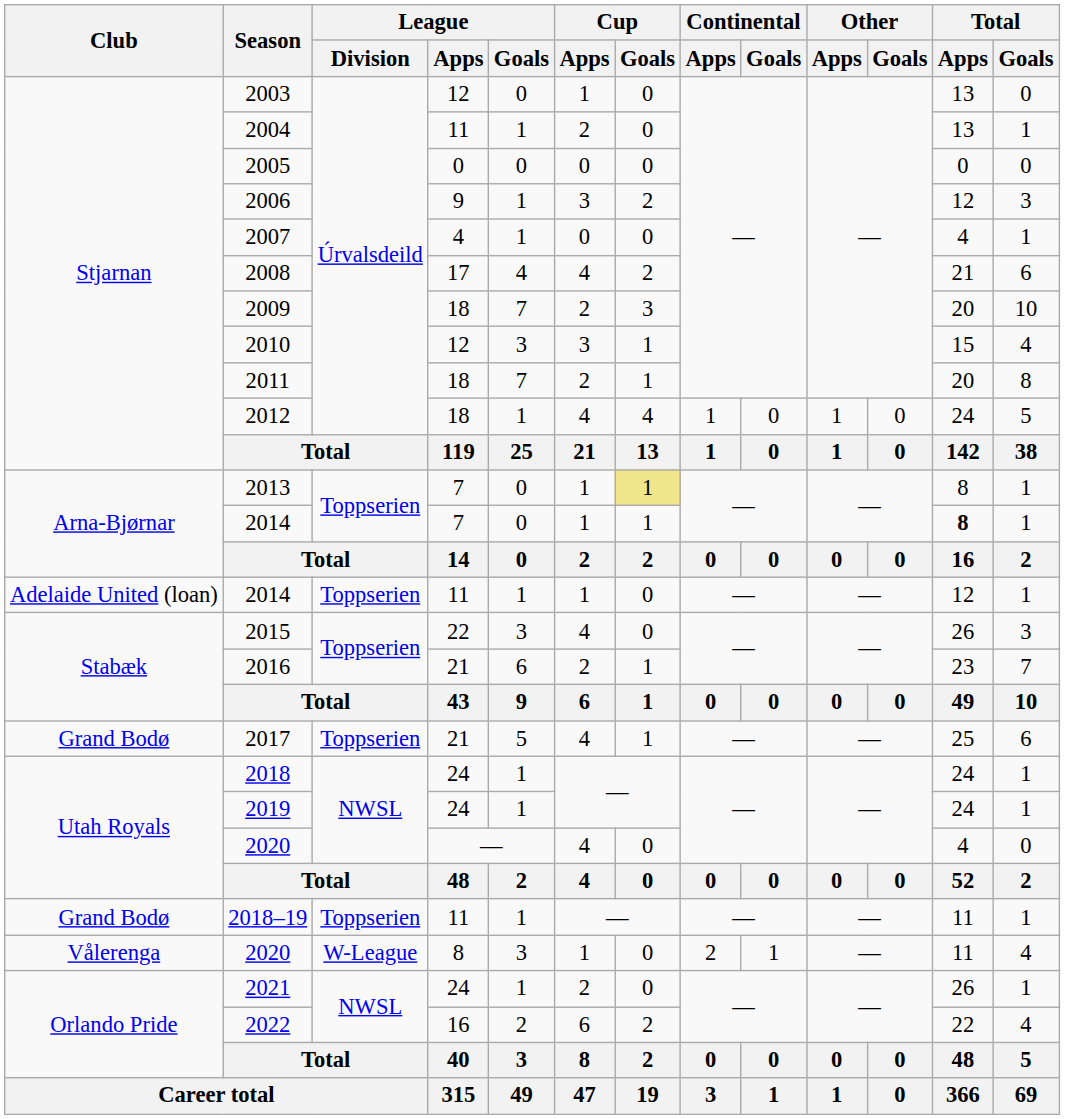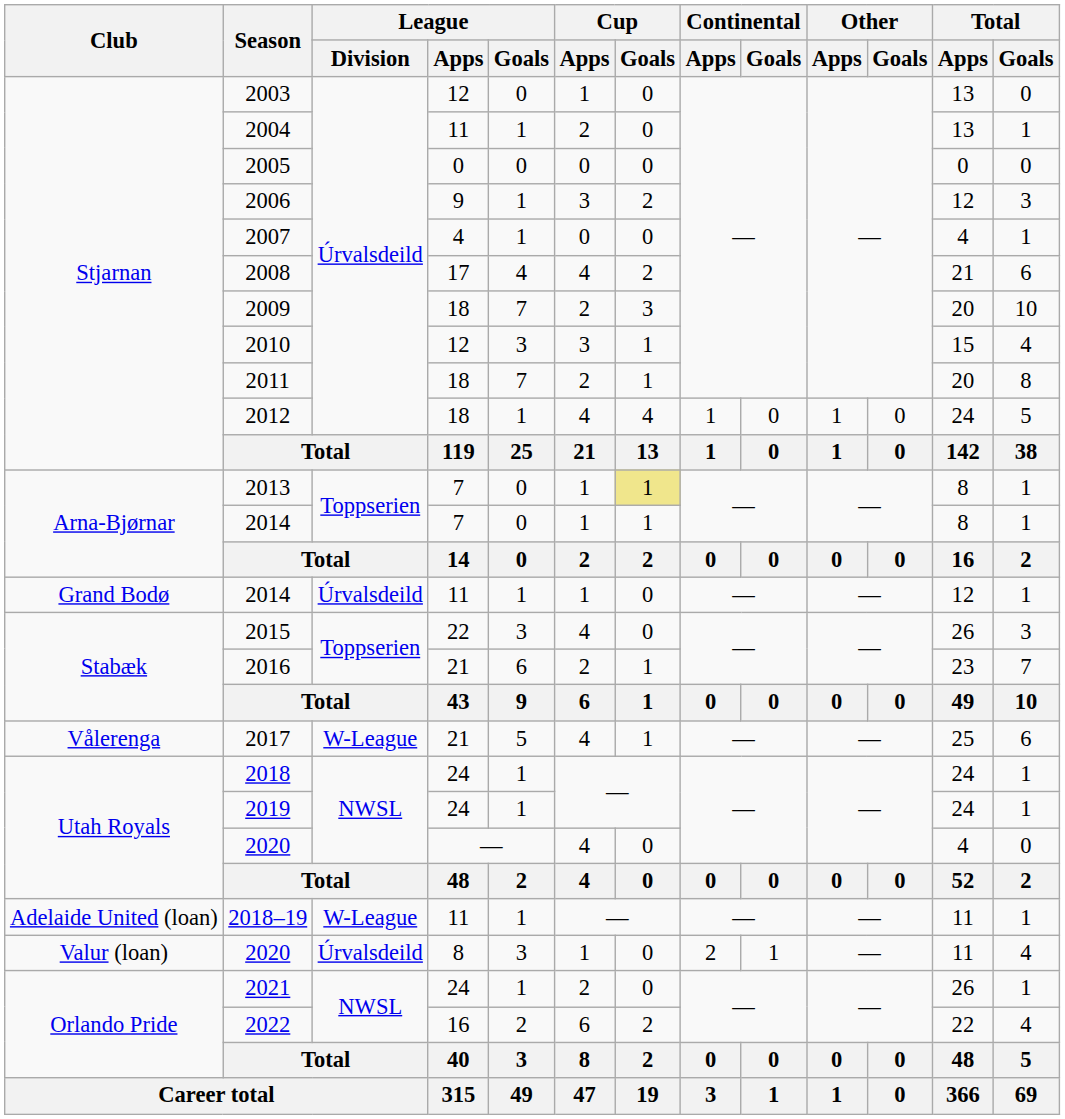(963, 523) bold -> (963, 523) normal
(114, 594) Adelaide United (loan) -> (114, 594) Grand Bodø
(370, 594) Toppserien -> (370, 594) Úrvalsdeild
(114, 737) Grand Bodø -> (114, 737) Vålerenga
(370, 737) Toppserien -> (370, 737) W-League
(114, 916) Grand Bodø -> (114, 916) Adelaide United (loan)
(370, 916) Toppserien -> (370, 916) W-League
(114, 952) Vålerenga -> (114, 952) Valur (loan)
(370, 952) W-League -> (370, 952) Úrvalsdeild
